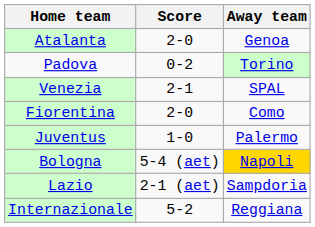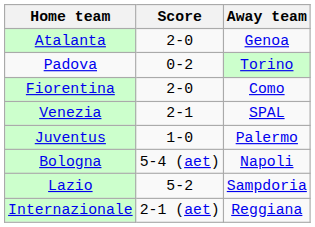rows swapped: (70, 89) <-> (70, 113)
(267, 162) gold background -> (267, 162) no background
(180, 186) 2-1 (aet) -> (180, 186) 5-2
(180, 210) 5-2 -> (180, 210) 2-1 (aet)
